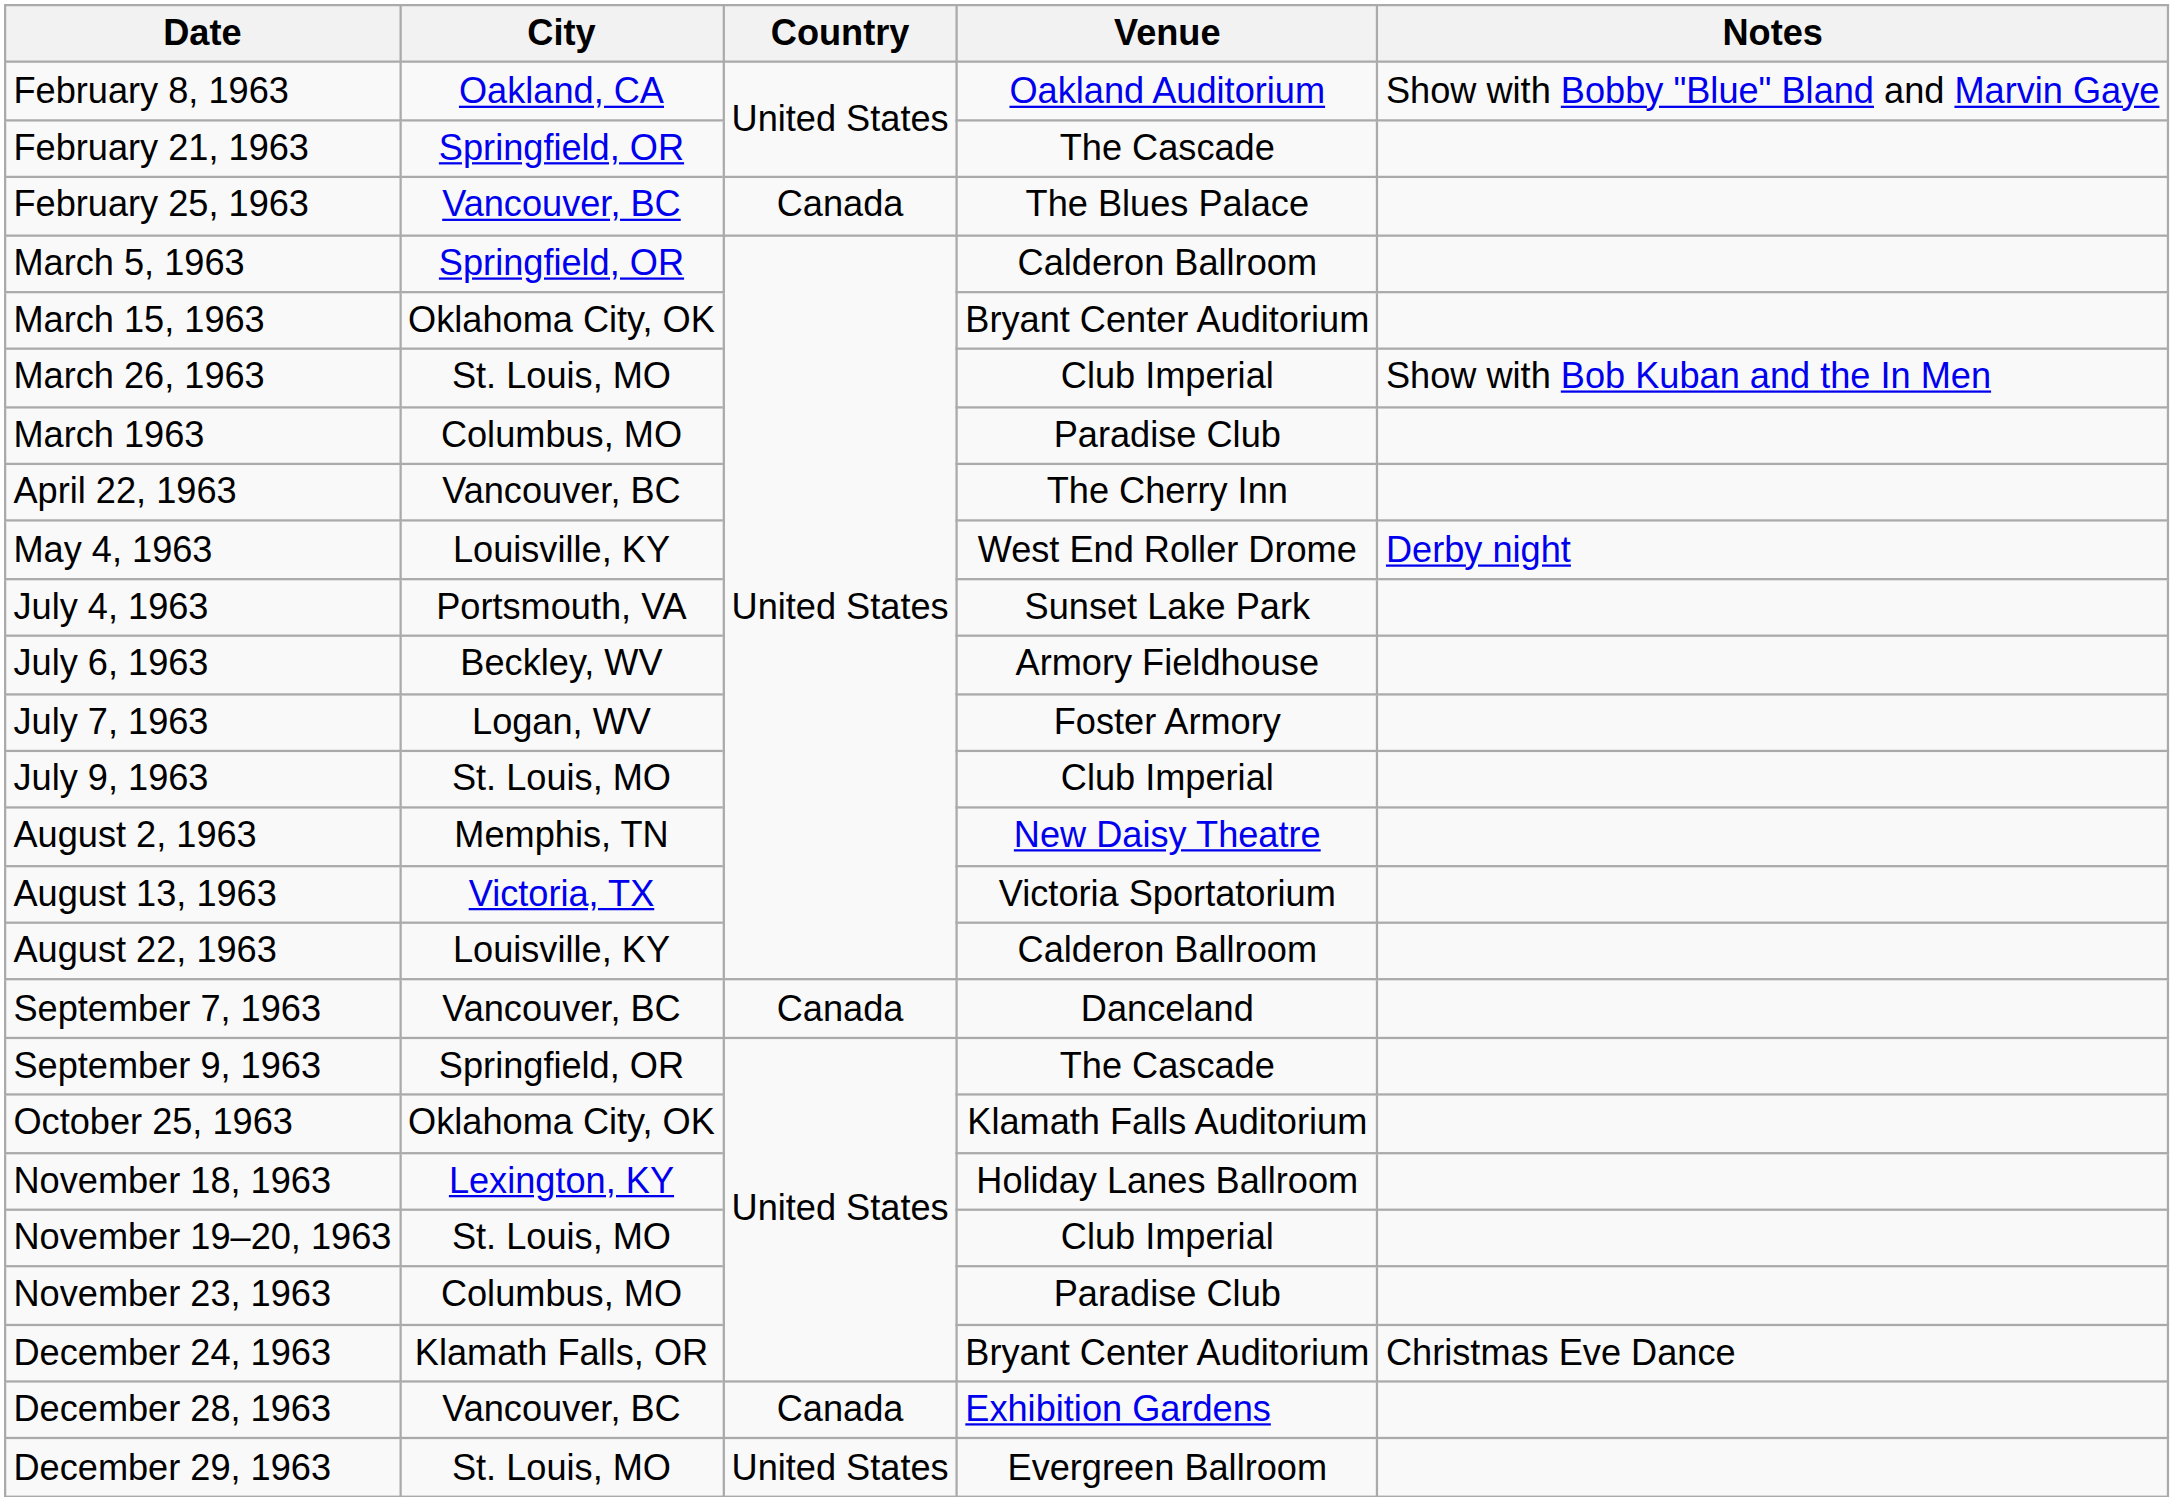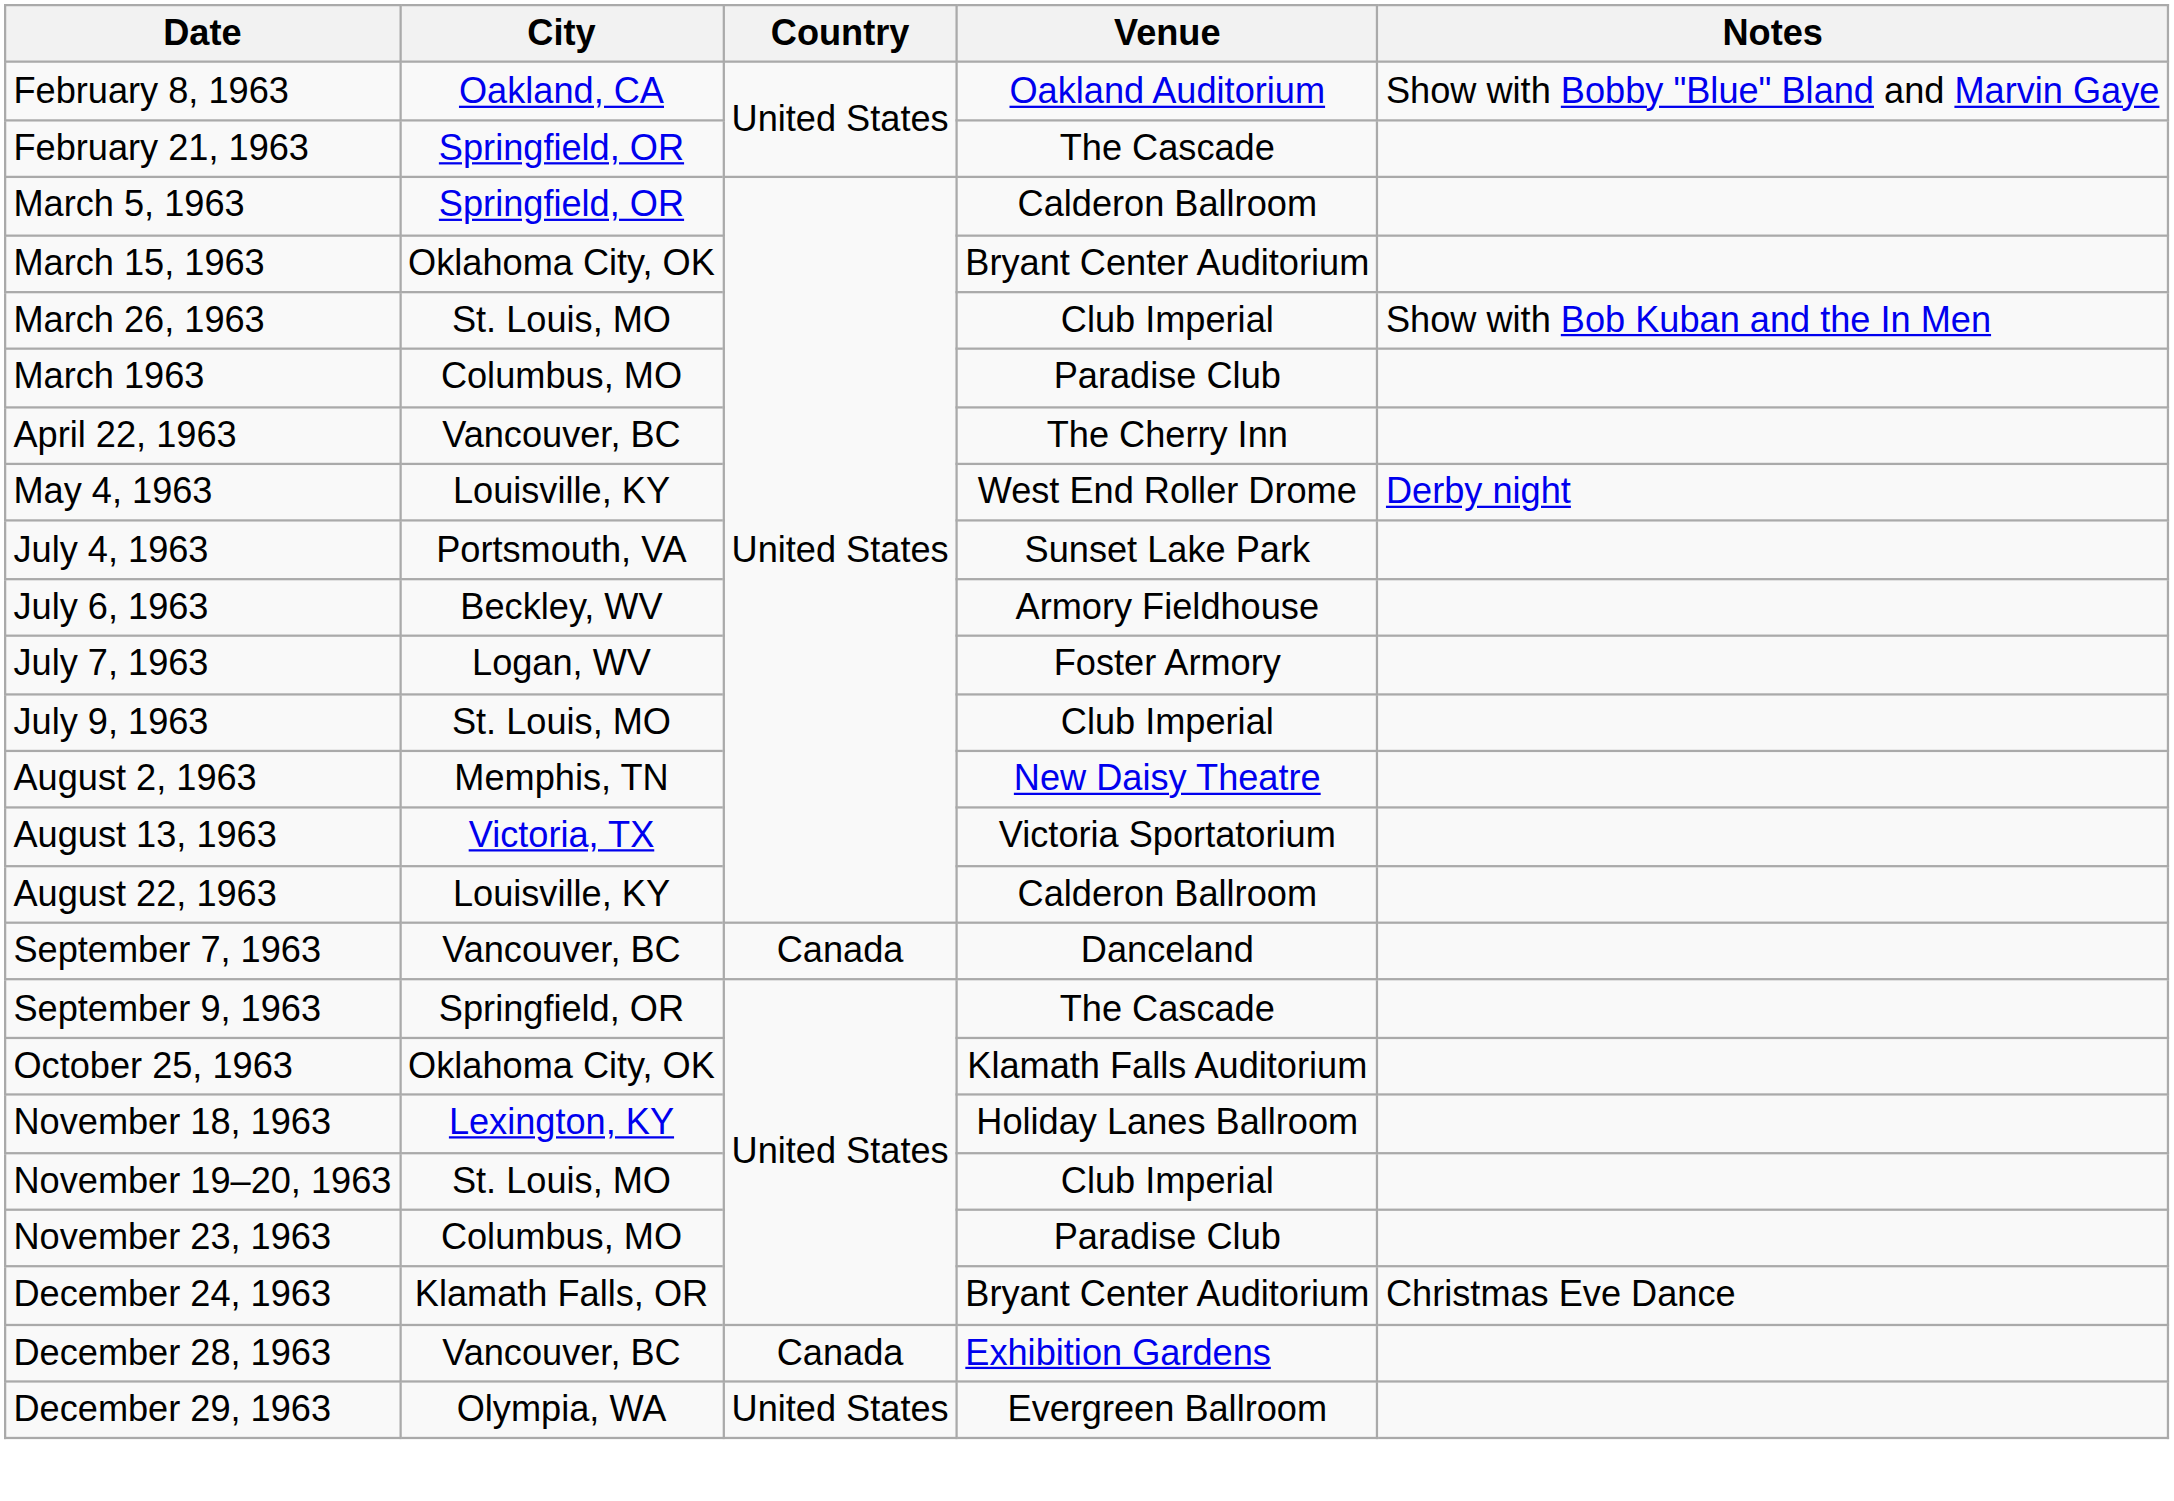- row: (161, 205)
(561, 1466) St. Louis, MO -> (561, 1409) Olympia, WA
